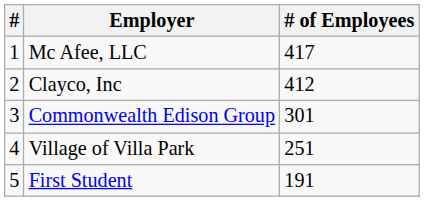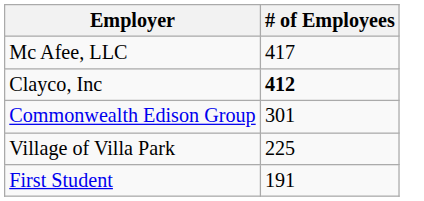- column: (14, 20)
(299, 84) normal -> (280, 84) bold
(299, 148) 251 -> (280, 148) 225
